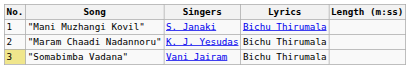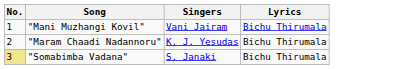- column: (367, 12)
(191, 27) S. Janaki -> (197, 27) Vani Jairam
(197, 57) Vani Jairam -> (191, 57) S. Janaki
